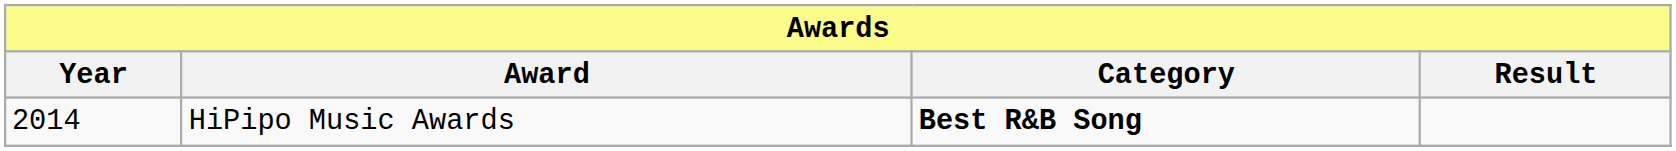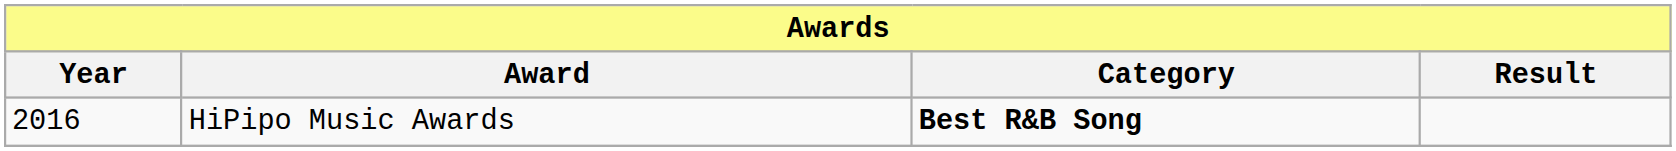(46, 122) 2014 -> (46, 122) 2016
